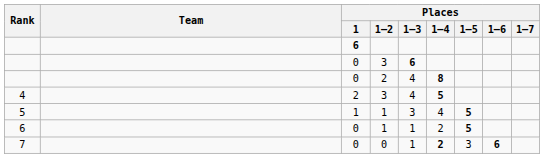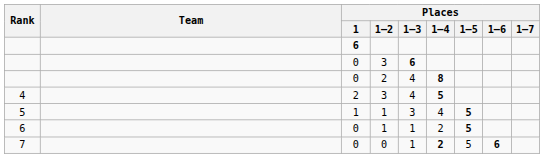(469, 145) 3 -> (469, 145) 5
